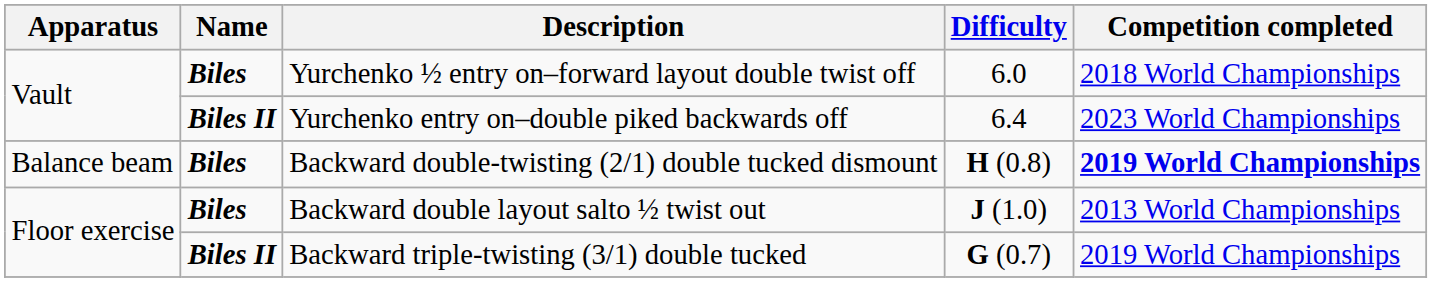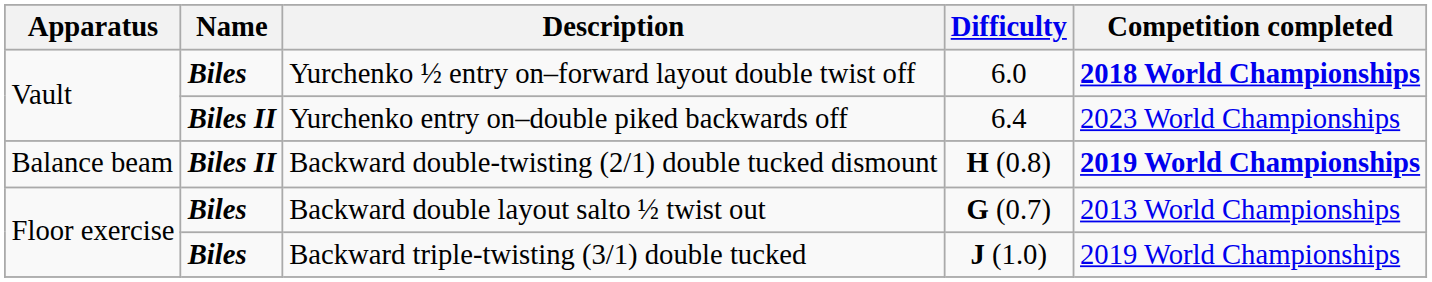(1240, 72) normal -> (1250, 72) bold
(217, 163) Biles -> (232, 163) Biles II
(1009, 208) J (1.0) -> (1009, 208) G (0.7)
(232, 254) Biles II -> (217, 254) Biles
(1009, 254) G (0.7) -> (1009, 254) J (1.0)
